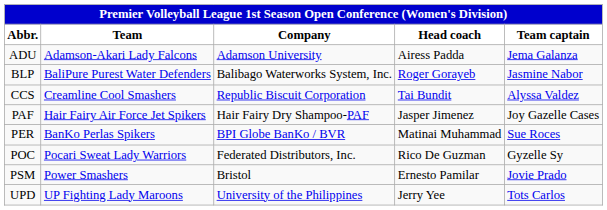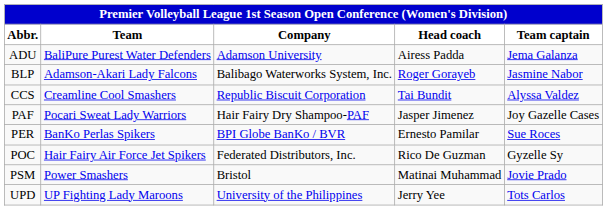(120, 54) Adamson-Akari Lady Falcons -> (127, 54) BaliPure Purest Water Defenders
(127, 74) BaliPure Purest Water Defenders -> (120, 74) Adamson-Akari Lady Falcons
(125, 114) Hair Fairy Air Force Jet Spikers -> (115, 114) Pocari Sweat Lady Warriors
(450, 134) Matinai Muhammad -> (438, 134) Ernesto Pamilar
(115, 154) Pocari Sweat Lady Warriors -> (125, 154) Hair Fairy Air Force Jet Spikers
(438, 174) Ernesto Pamilar -> (450, 174) Matinai Muhammad
